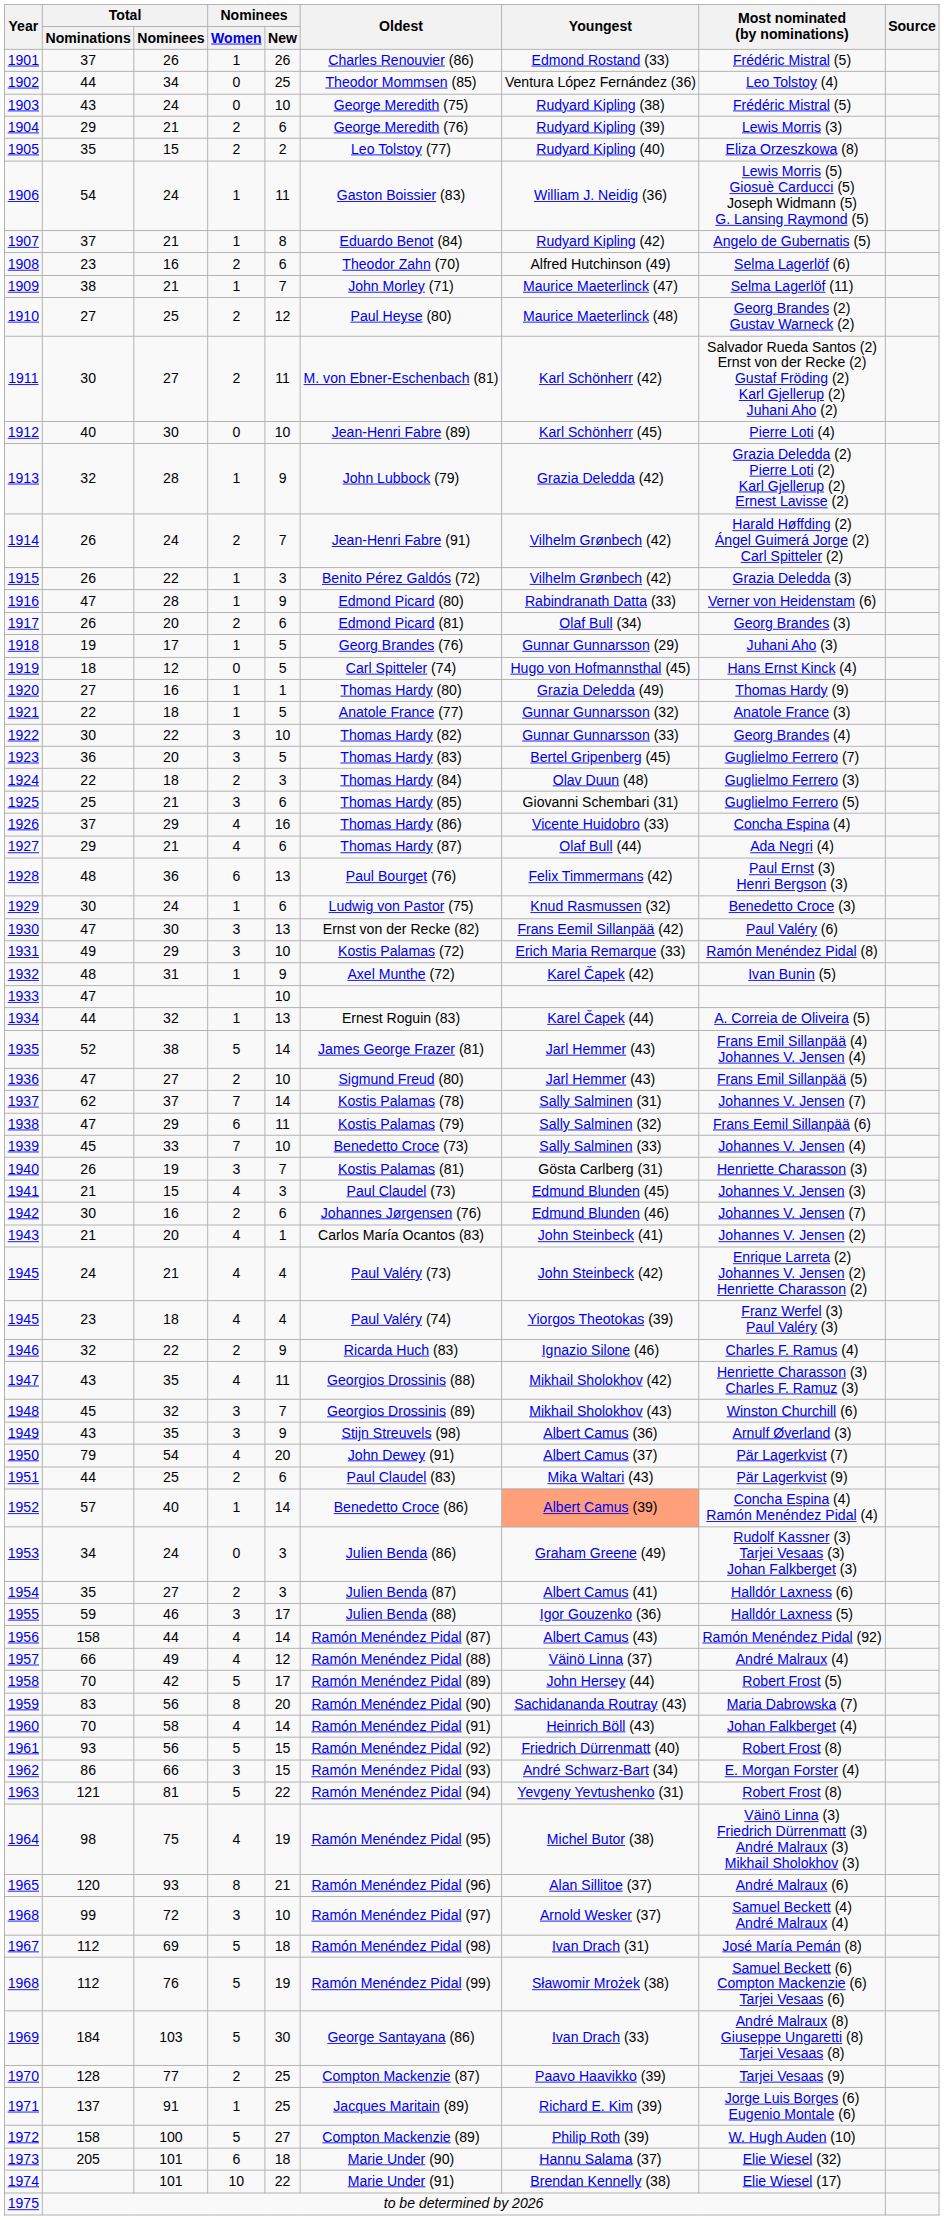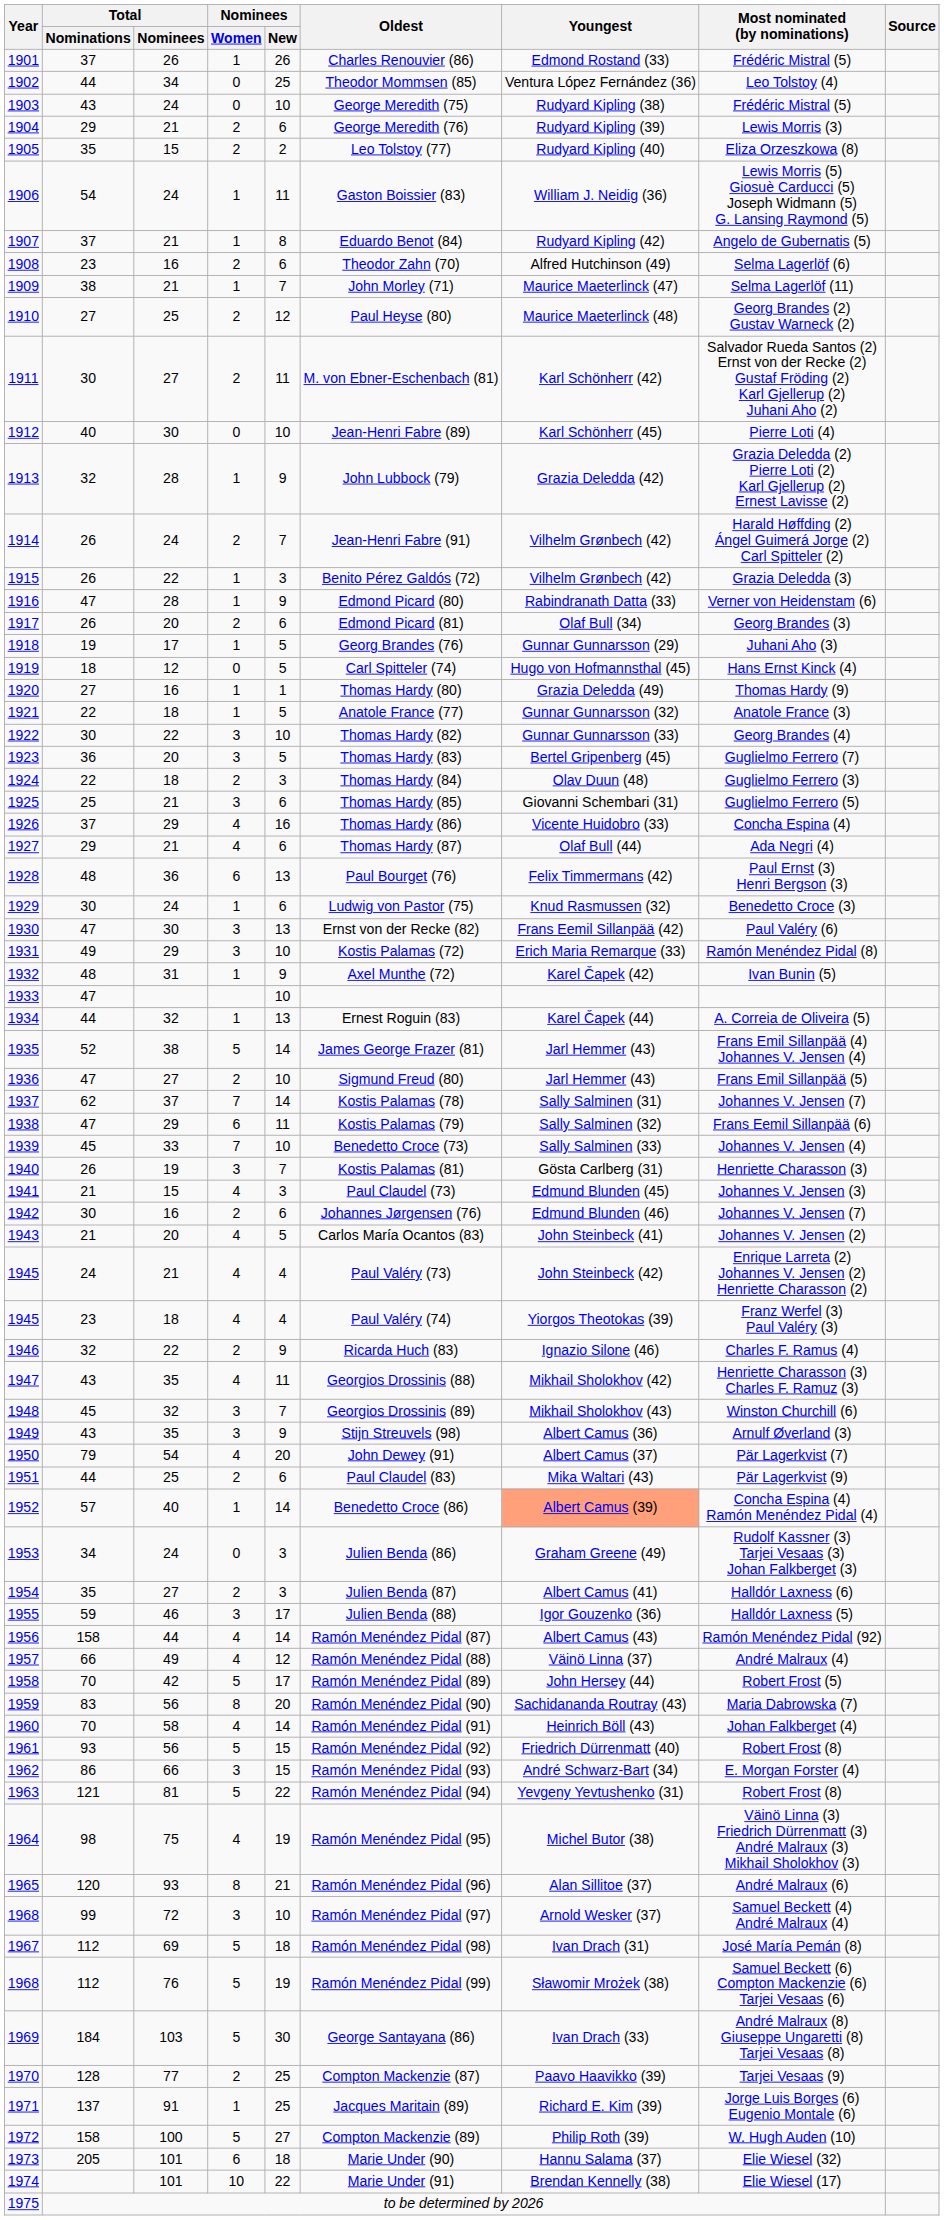(283, 1235) 1 -> (283, 1235) 5
